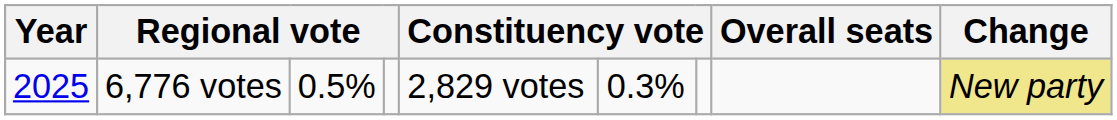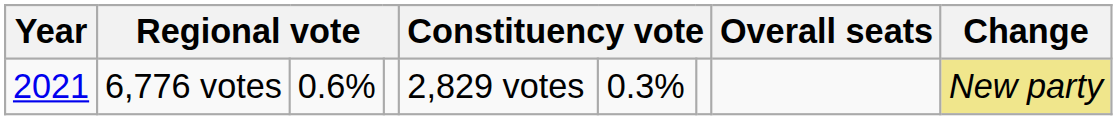(51, 85) 2025 -> (51, 85) 2021
(337, 85) 0.5% -> (337, 85) 0.6%
